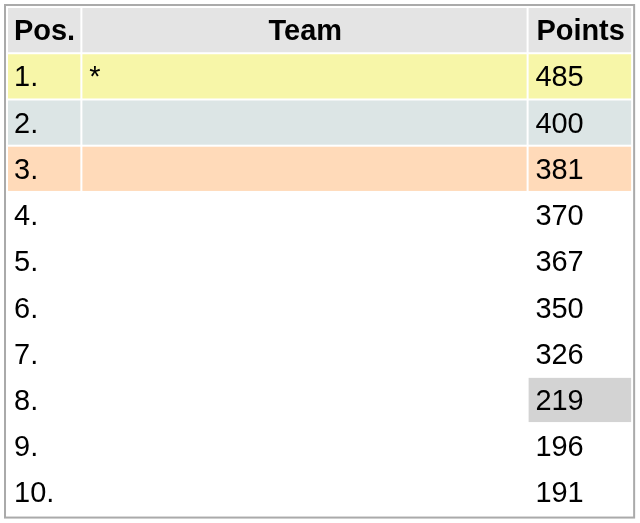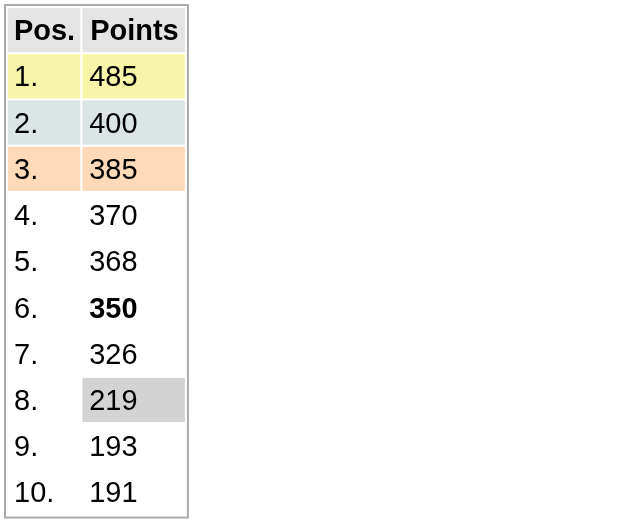- column: (305, 30)
(560, 169) 381 -> (113, 169) 385
(560, 261) 367 -> (113, 261) 368
(560, 308) normal -> (113, 308) bold
(560, 446) 196 -> (113, 446) 193
